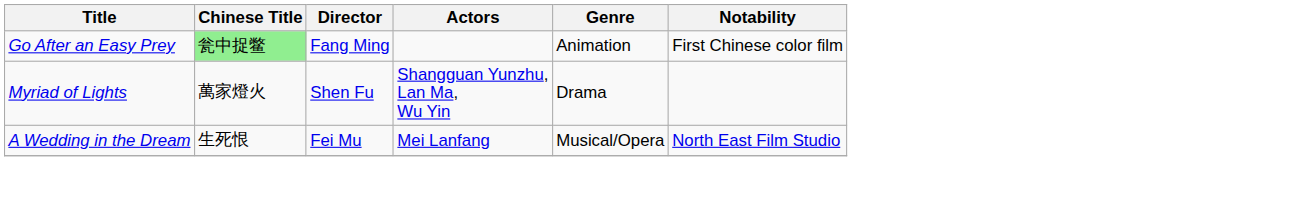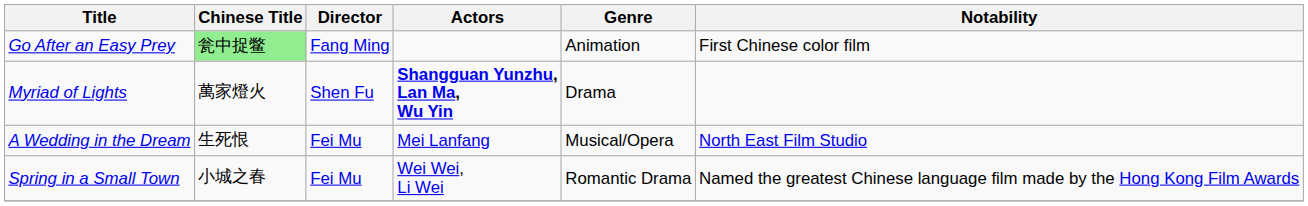(473, 93) normal -> (477, 93) bold
+ row: (94, 177)
